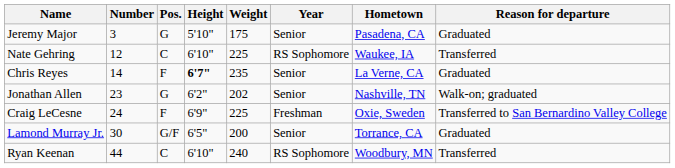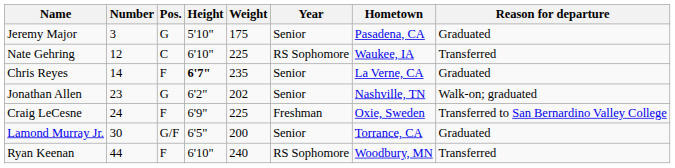(164, 152) C -> (163, 152) F
